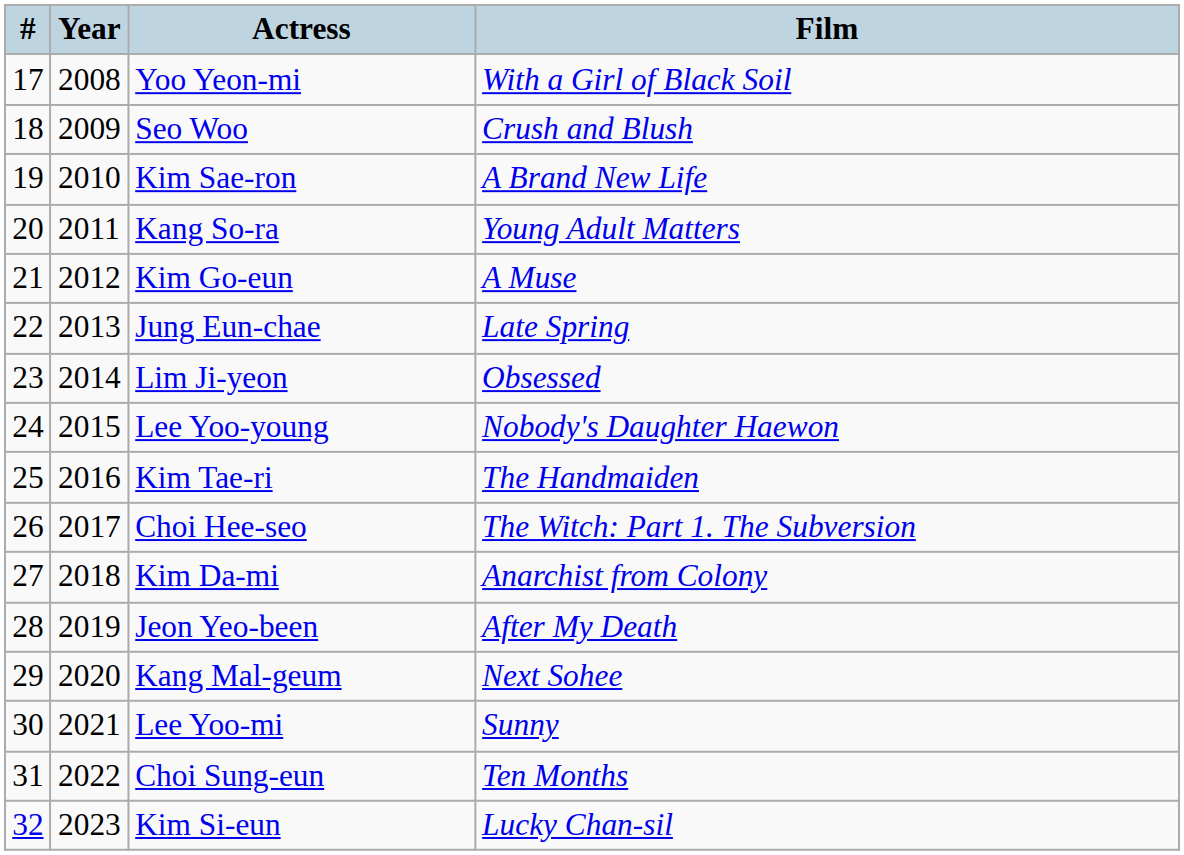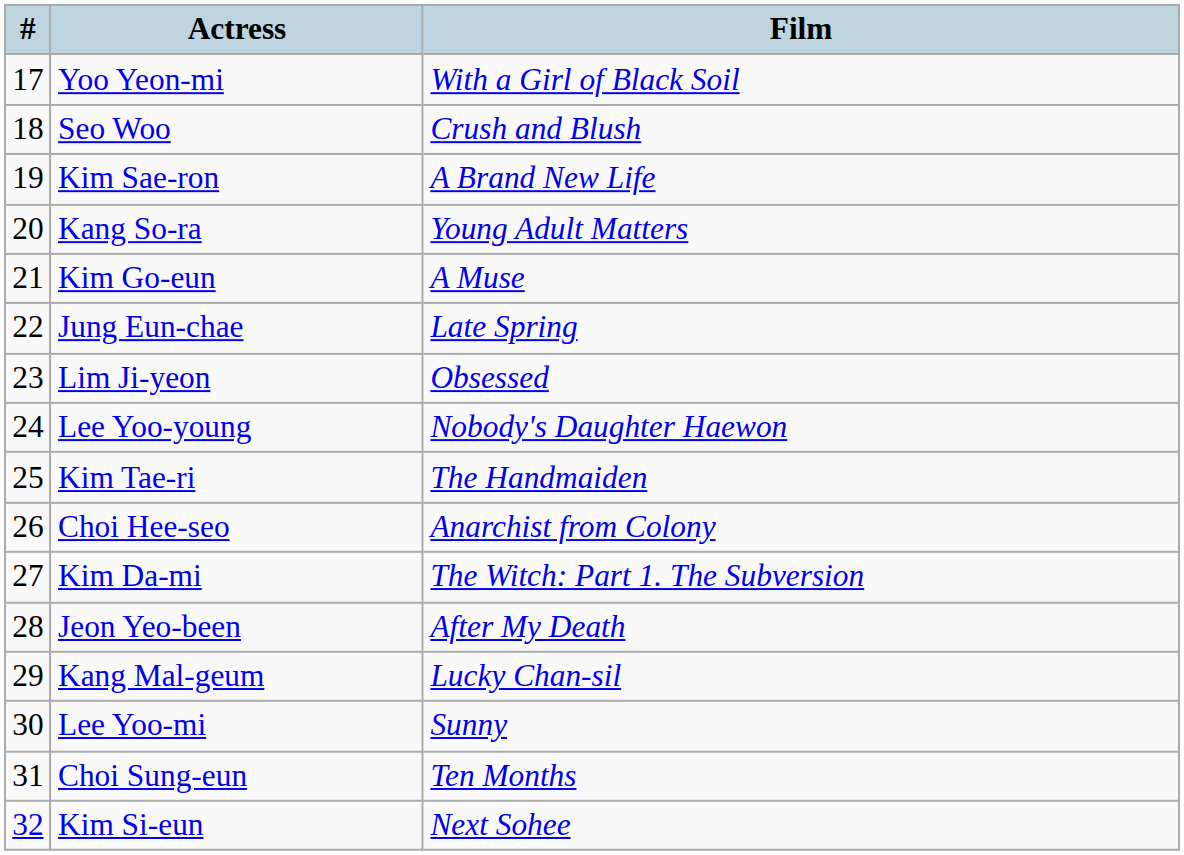- column: (89, 29)
(699, 526) The Witch: Part 1. The Subversion -> (573, 526) Anarchist from Colony
(625, 576) Anarchist from Colony -> (647, 576) The Witch: Part 1. The Subversion
(552, 675) Next Sohee -> (526, 675) Lucky Chan-sil
(577, 825) Lucky Chan-sil -> (501, 825) Next Sohee
